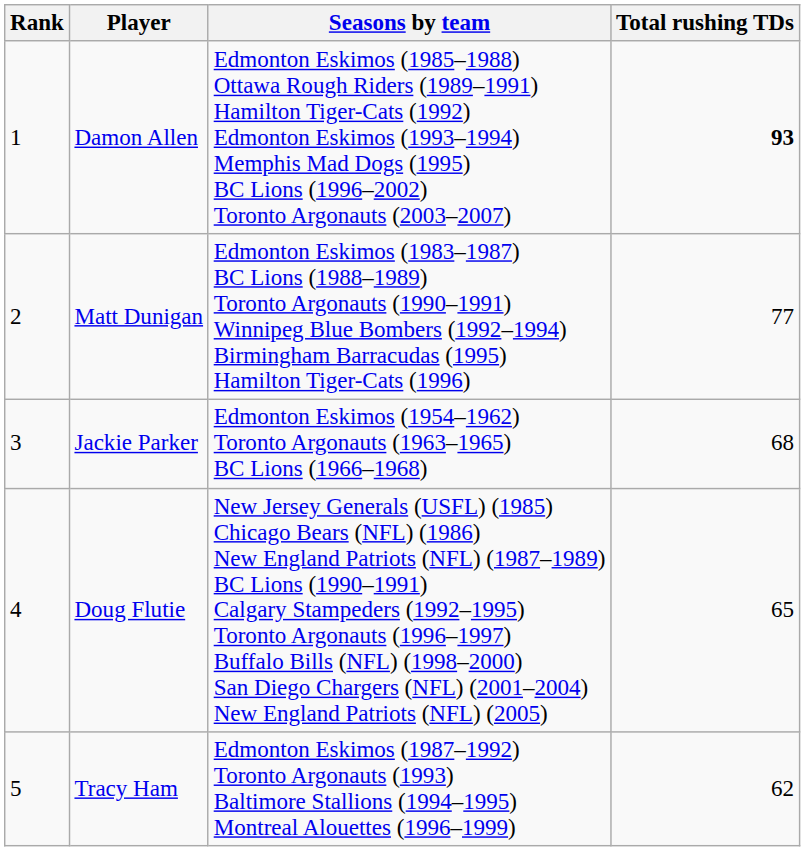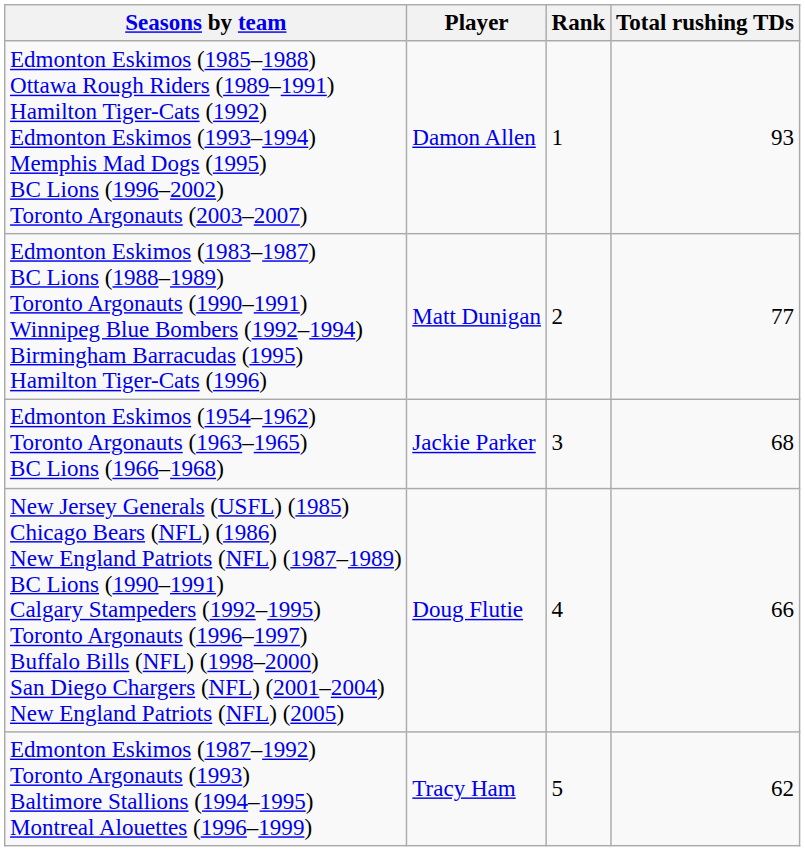columns swapped: (37, 22) <-> (410, 22)
(782, 137) bold -> (782, 137) normal
(782, 609) 65 -> (782, 609) 66
